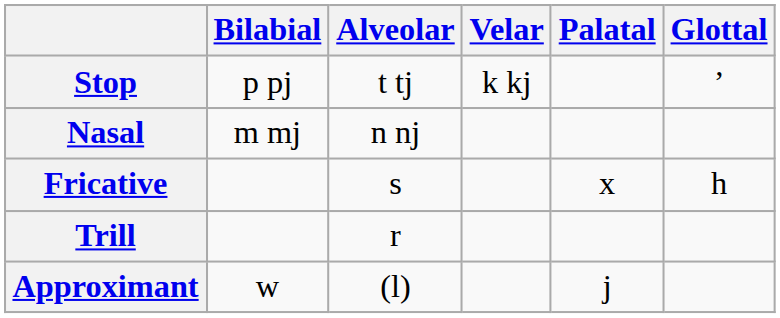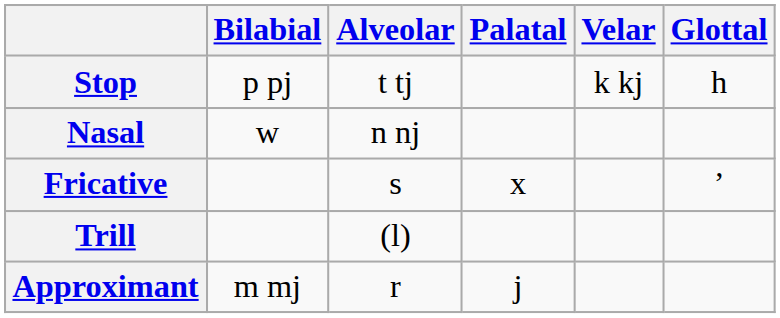columns swapped: (607, 30) <-> (507, 30)
(719, 81) ʼ -> (719, 81) h
(267, 132) m mj -> (267, 132) w
(719, 183) h -> (719, 183) ʼ
(395, 235) r -> (395, 235) (l)
(267, 286) w -> (267, 286) m mj
(395, 286) (l) -> (395, 286) r
